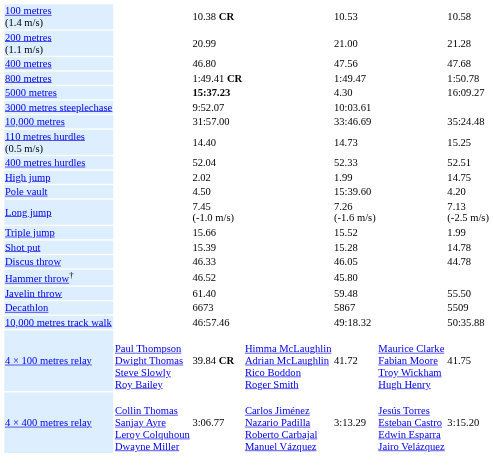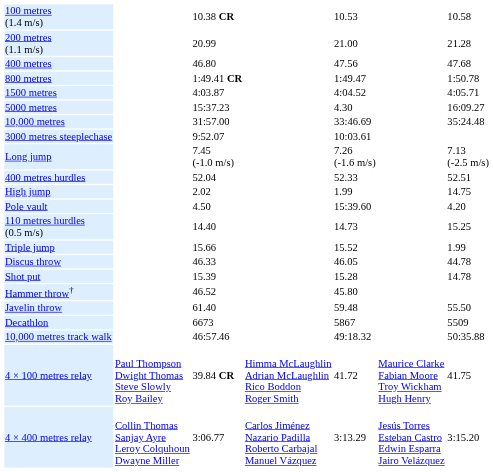+ row: (31, 92)
(211, 92) bold -> (211, 107) normal
rows swapped: (35, 121) <-> (59, 107)
rows swapped: (45, 142) <-> (28, 212)
rows swapped: (23, 247) <-> (33, 261)
